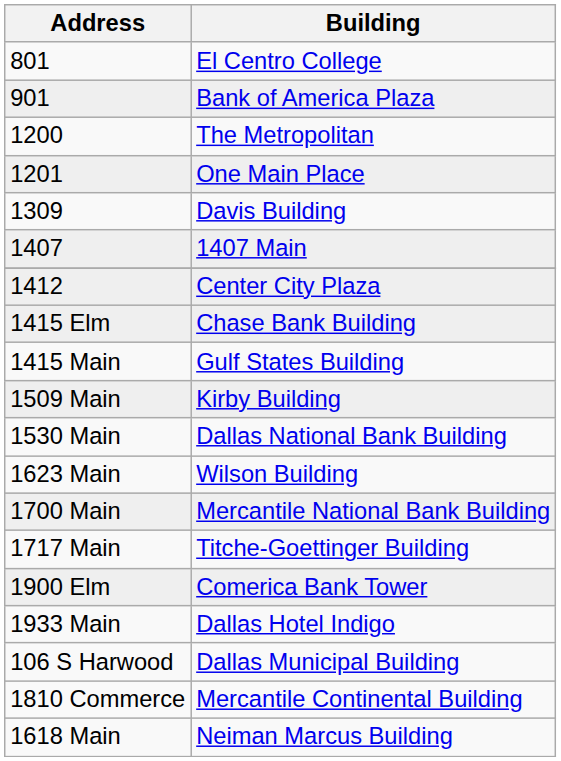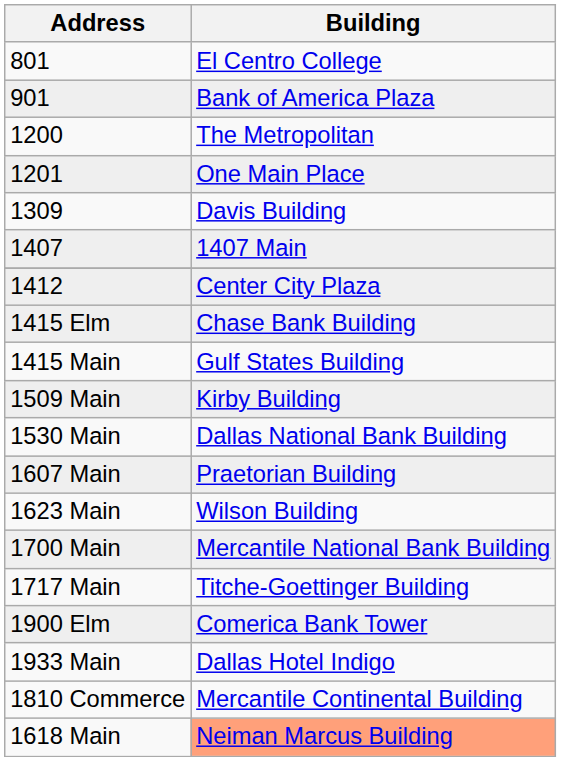+ row: (65, 473)
- row: (92, 661)
(324, 736) no background -> (324, 736) lightsalmon background
